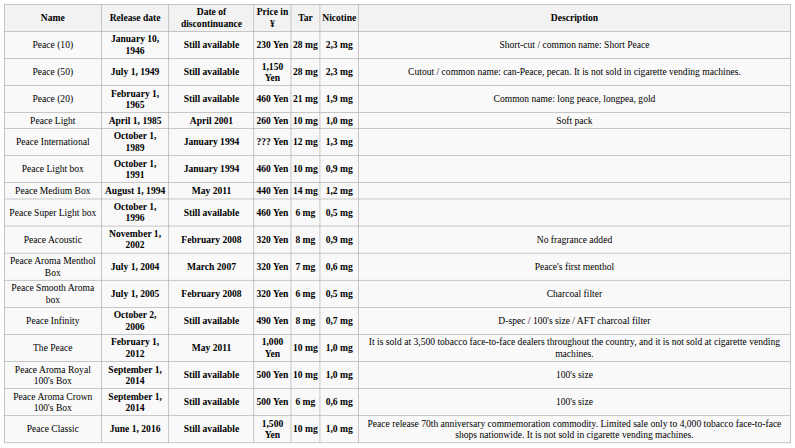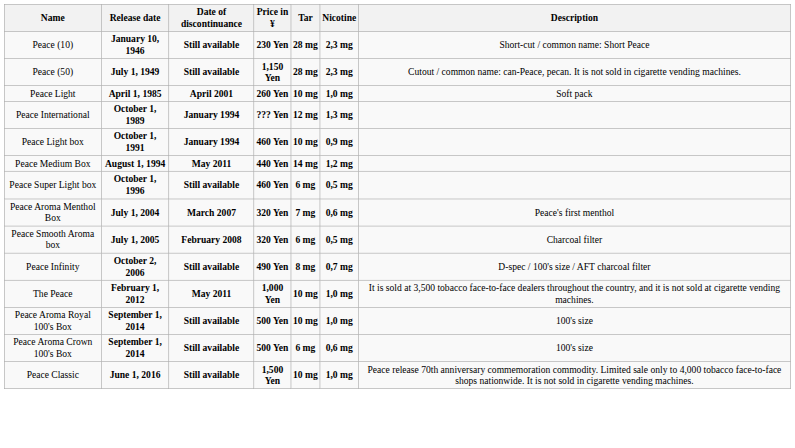- row: (53, 99)
- row: (53, 239)
